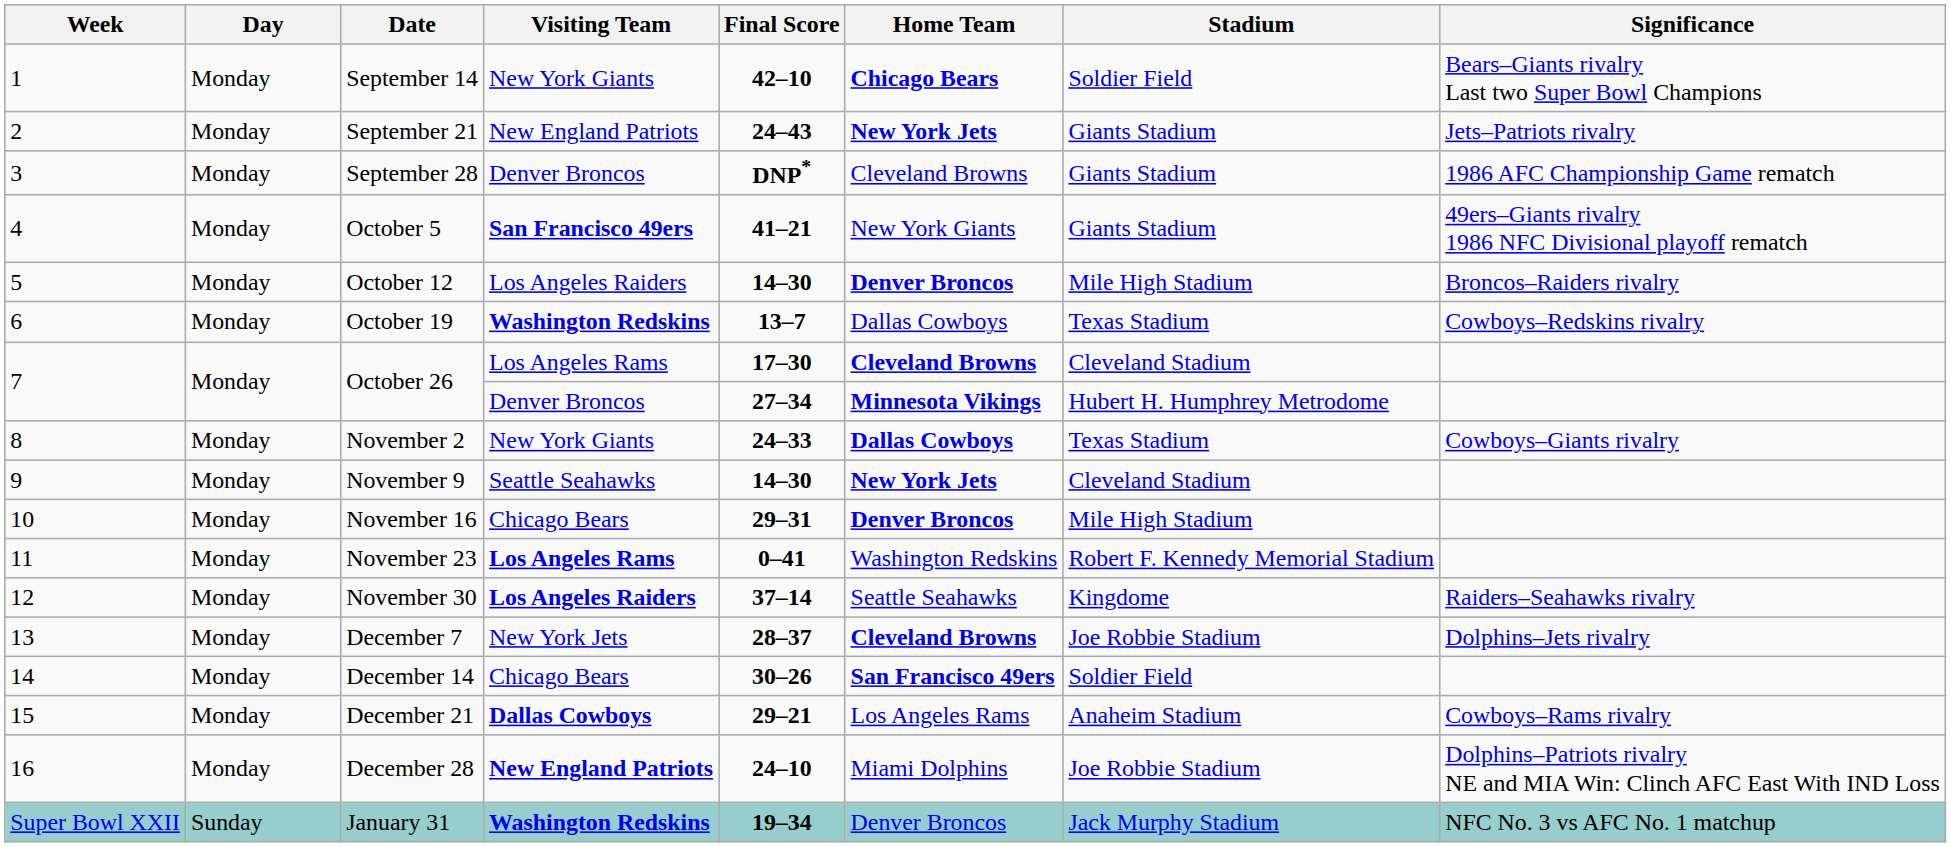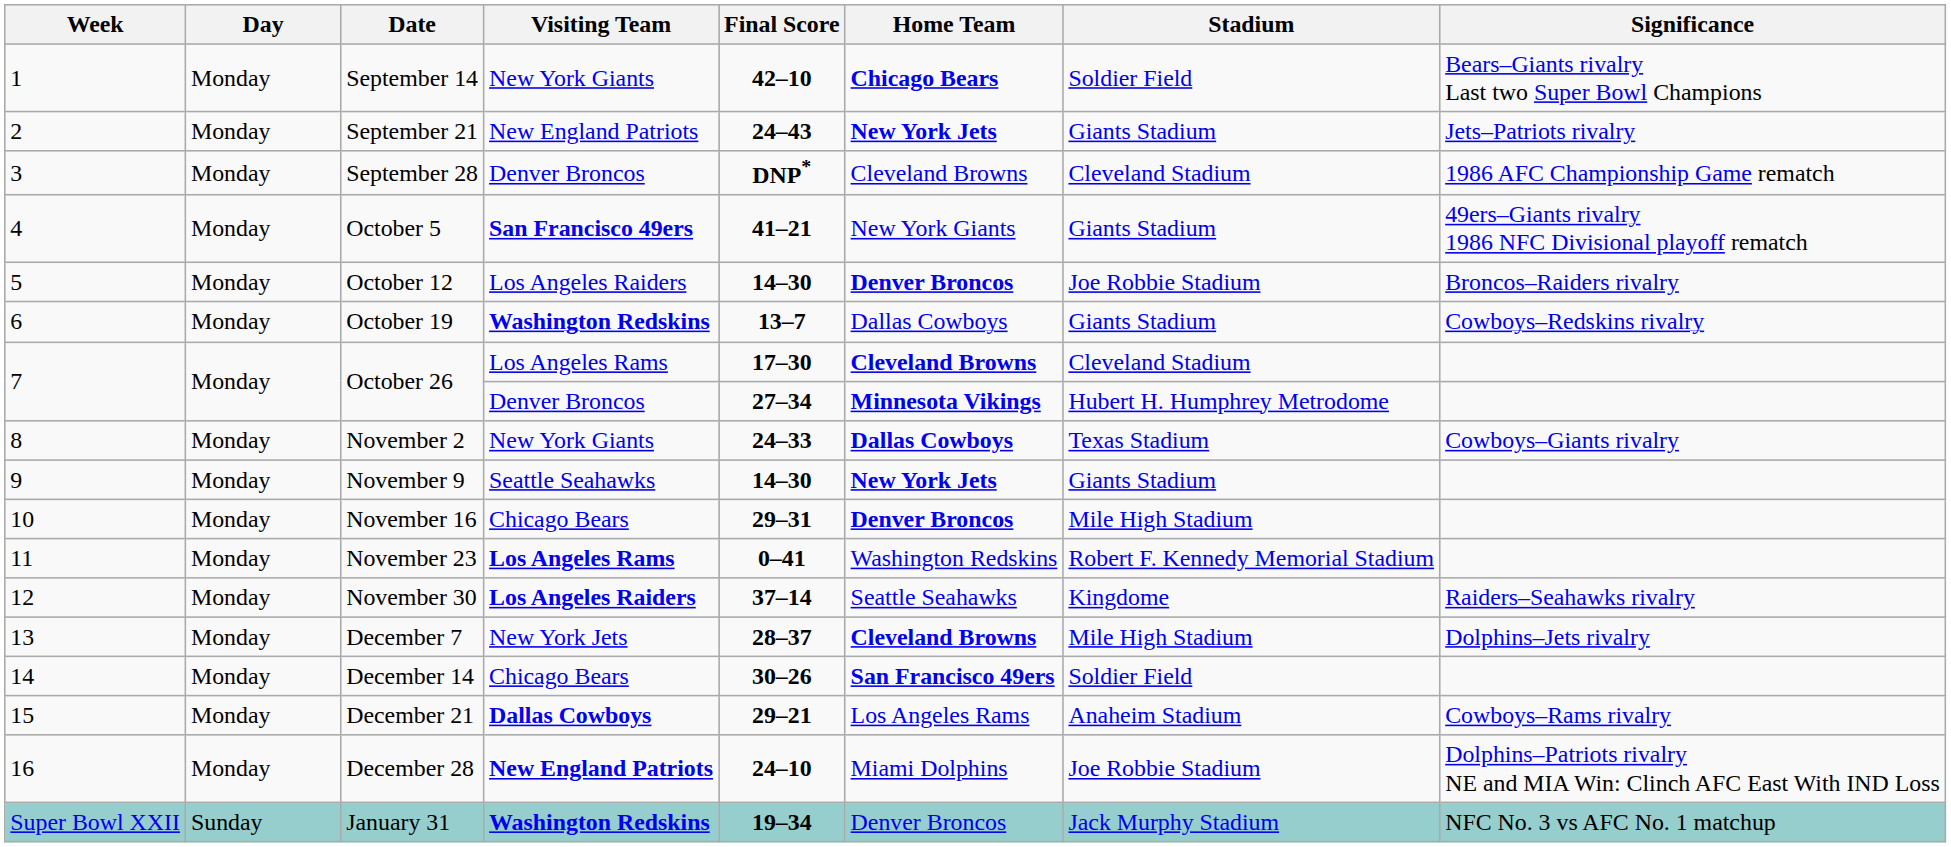(1142, 173) Giants Stadium -> (1159, 173) Cleveland Stadium
(1161, 282) Mile High Stadium -> (1164, 282) Joe Robbie Stadium
(1139, 321) Texas Stadium -> (1142, 321) Giants Stadium
(1159, 479) Cleveland Stadium -> (1142, 479) Giants Stadium
(1164, 636) Joe Robbie Stadium -> (1161, 636) Mile High Stadium
